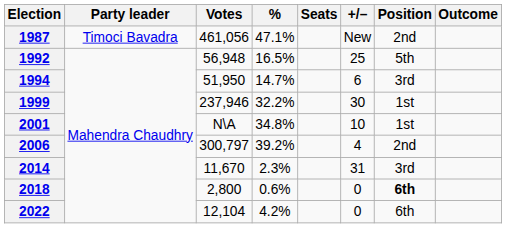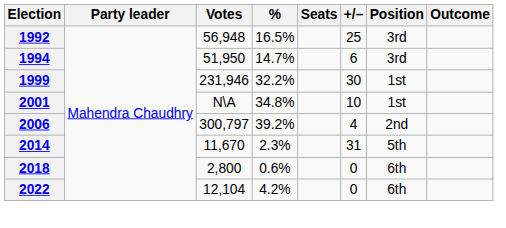- row: (34, 37)
(405, 59) 5th -> (397, 37) 3rd
(224, 102) 237,946 -> (224, 80) 231,946
(405, 168) 3rd -> (397, 146) 5th
(405, 189) bold -> (397, 168) normal
